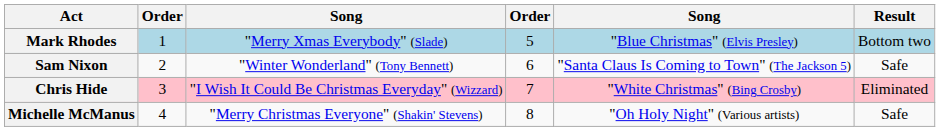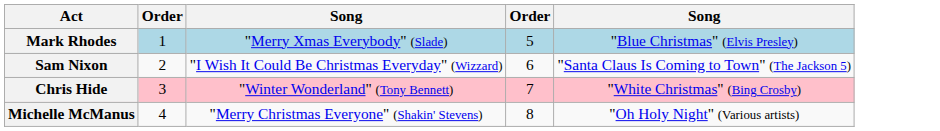- column: (895, 16)
(346, 65) "Winter Wonderland" (Tony Bennett) -> (346, 65) "I Wish It Could Be Christmas Everyday" (Wizzard)
(346, 89) "I Wish It Could Be Christmas Everyday" (Wizzard) -> (346, 89) "Winter Wonderland" (Tony Bennett)
